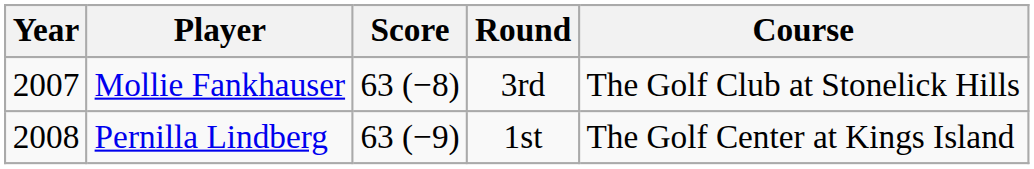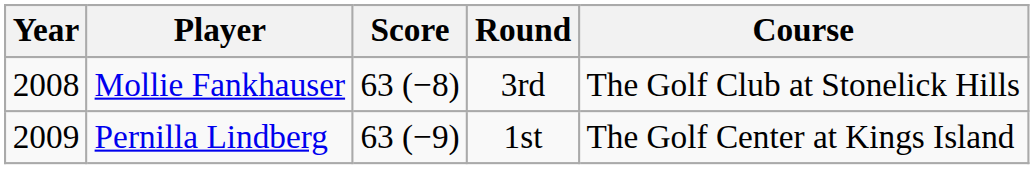(46, 83) 2007 -> (46, 83) 2008
(46, 136) 2008 -> (46, 136) 2009
